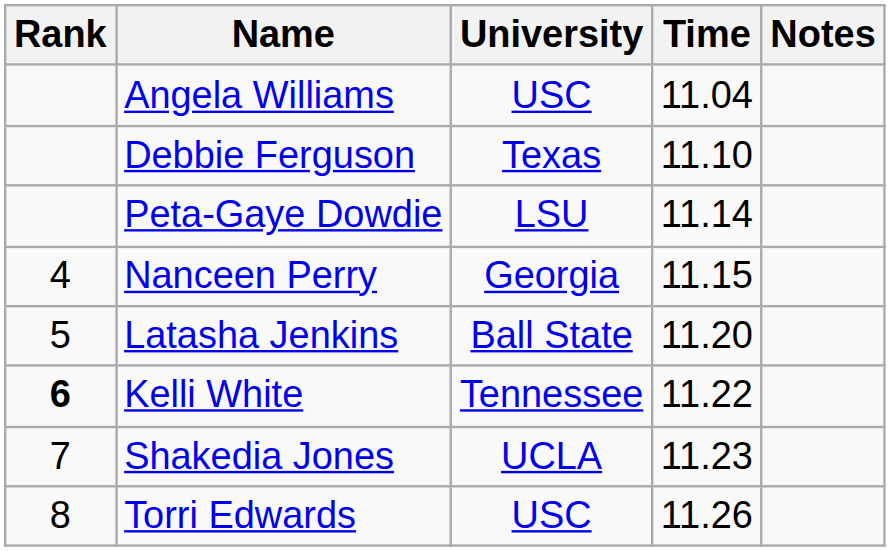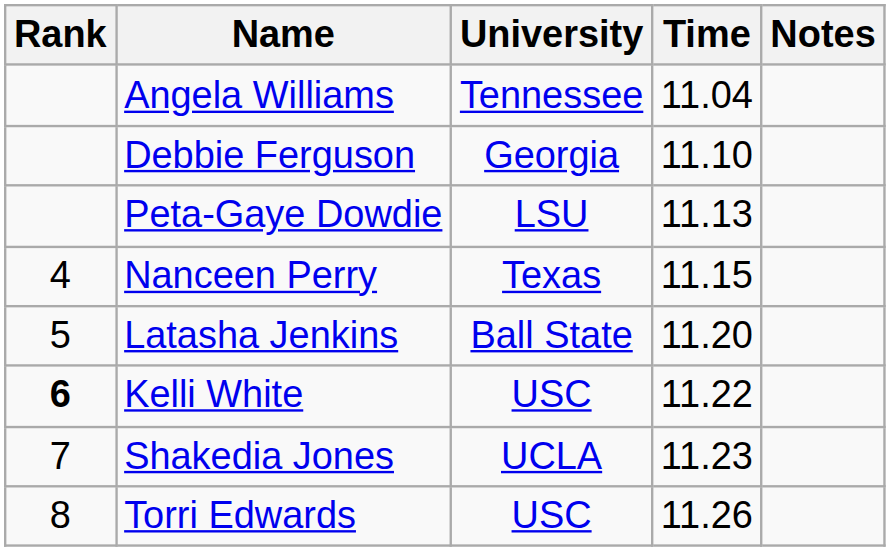(552, 94) USC -> (552, 94) Tennessee
(552, 154) Texas -> (552, 154) Georgia
(707, 214) 11.14 -> (707, 214) 11.13
(552, 275) Georgia -> (552, 275) Texas
(552, 395) Tennessee -> (552, 395) USC
